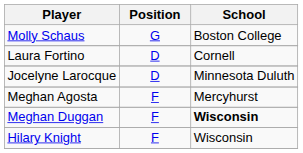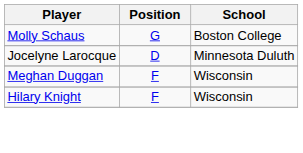- row: (46, 55)
- row: (52, 96)
(226, 117) bold -> (223, 76) normal
